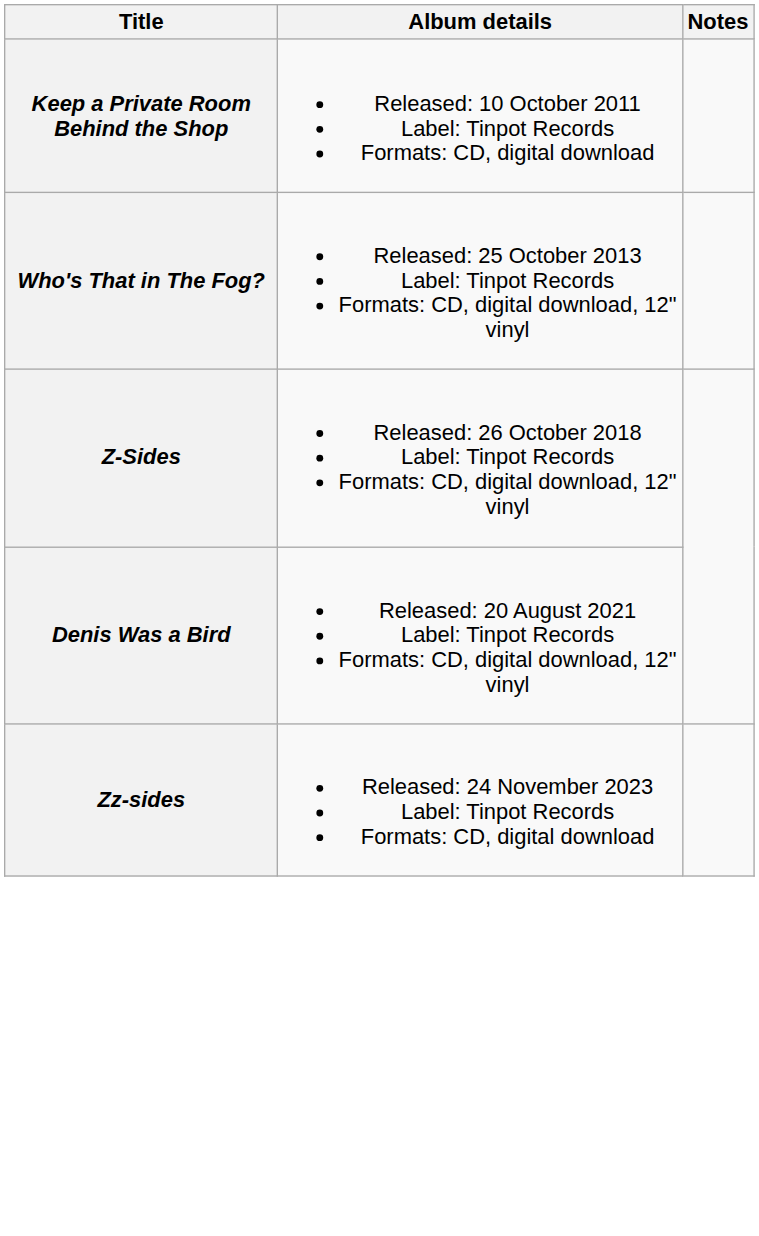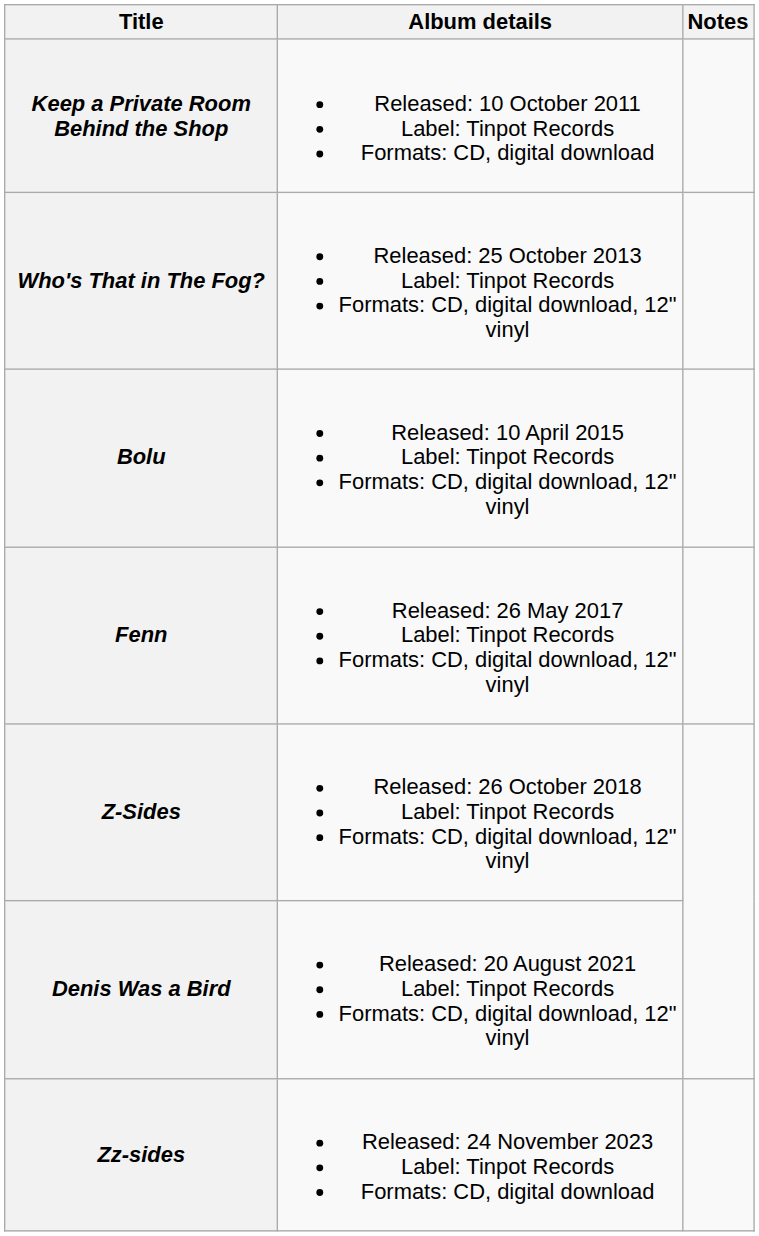+ row: (141, 457)
+ row: (141, 634)
